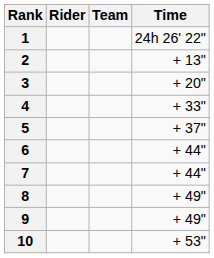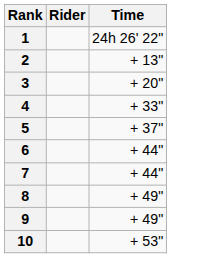- column: (110, 15)
